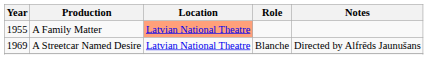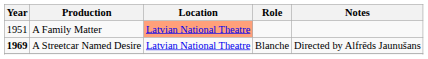(17, 29) 1955 -> (17, 29) 1951
(17, 45) normal -> (17, 45) bold
